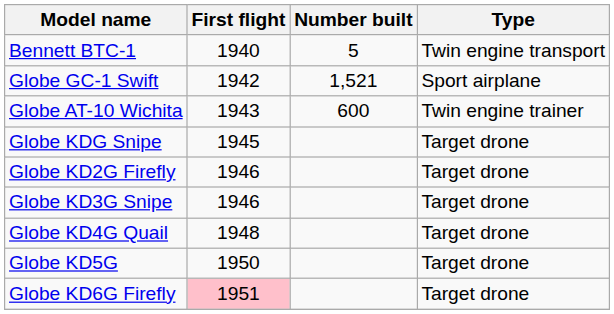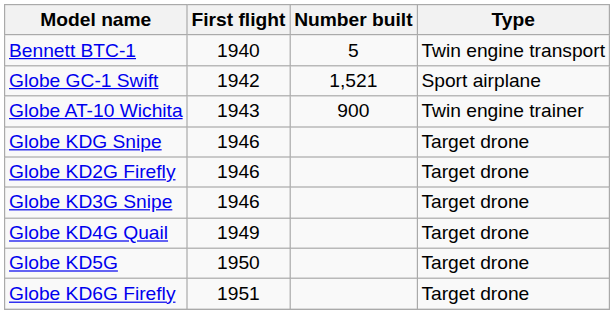(353, 111) 600 -> (353, 111) 900
(238, 141) 1945 -> (238, 141) 1946
(238, 232) 1948 -> (238, 232) 1949
(238, 293) pink background -> (238, 293) no background
